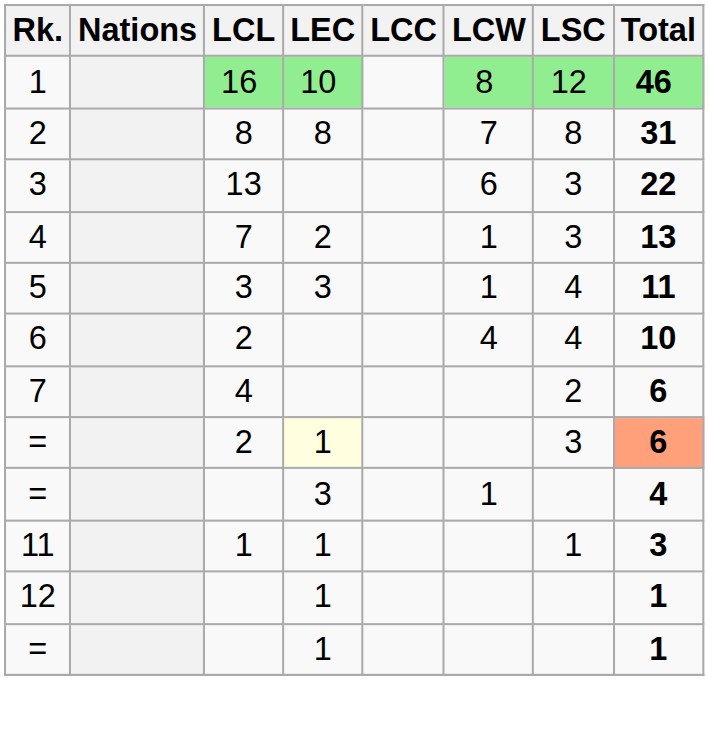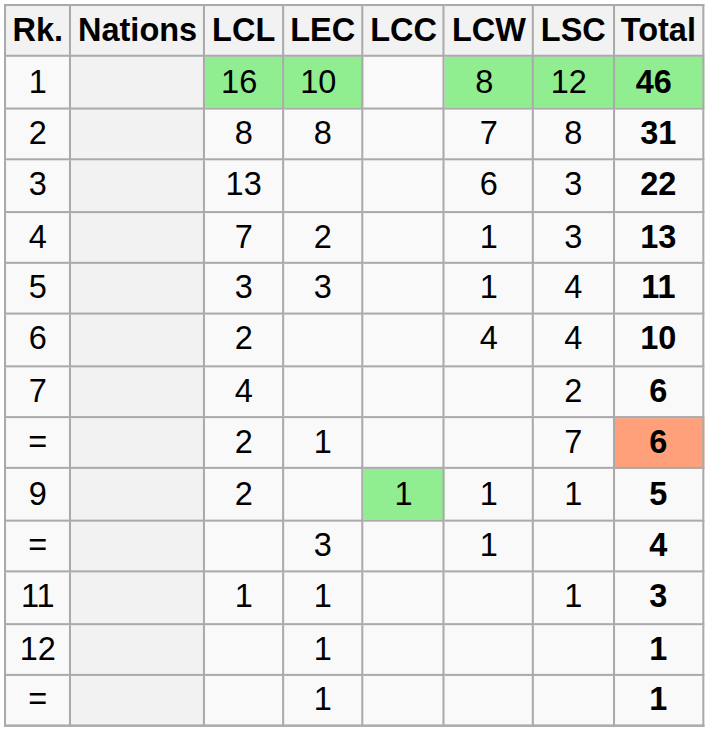(323, 442) lightyellow background -> (323, 442) no background
(573, 442) 3 -> (573, 442) 7
+ row: (38, 493)
